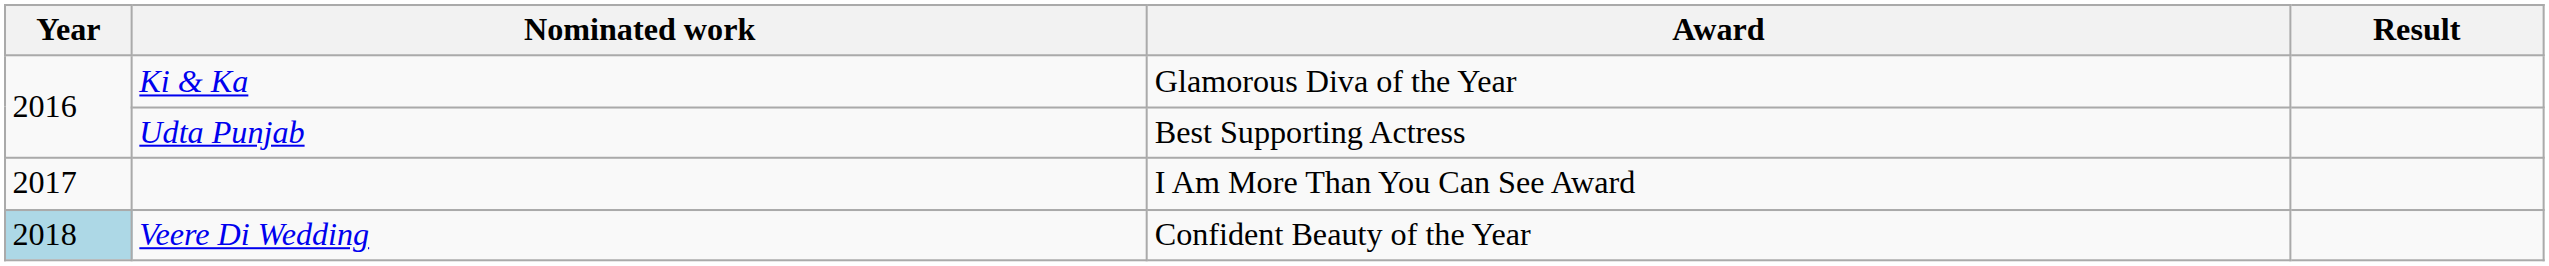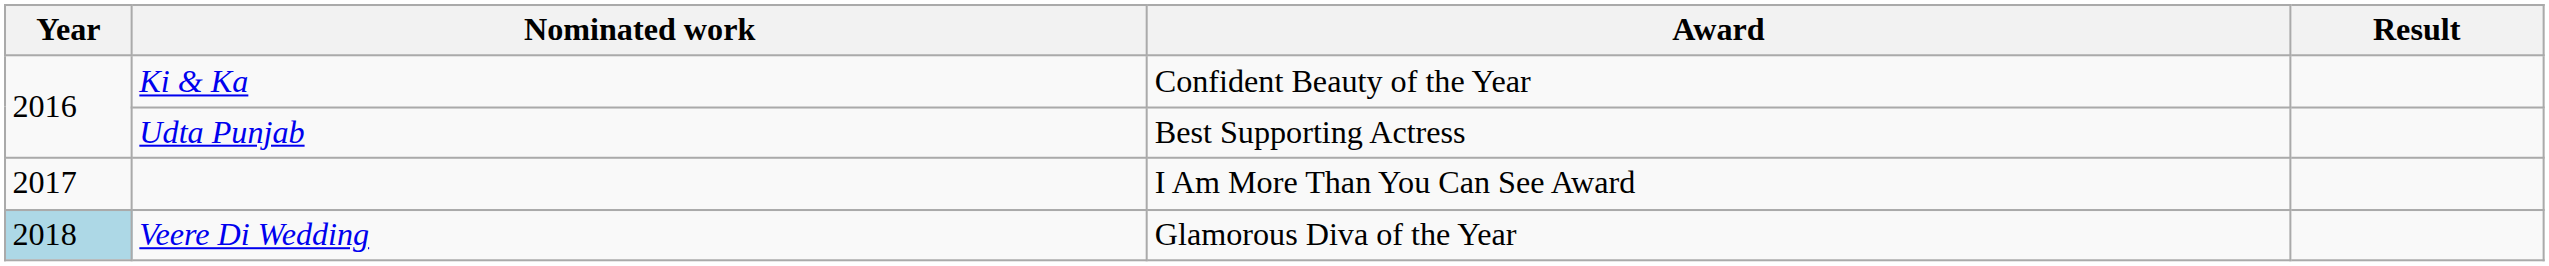(1336, 81) Glamorous Diva of the Year -> (1343, 81) Confident Beauty of the Year
(1343, 234) Confident Beauty of the Year -> (1336, 234) Glamorous Diva of the Year
